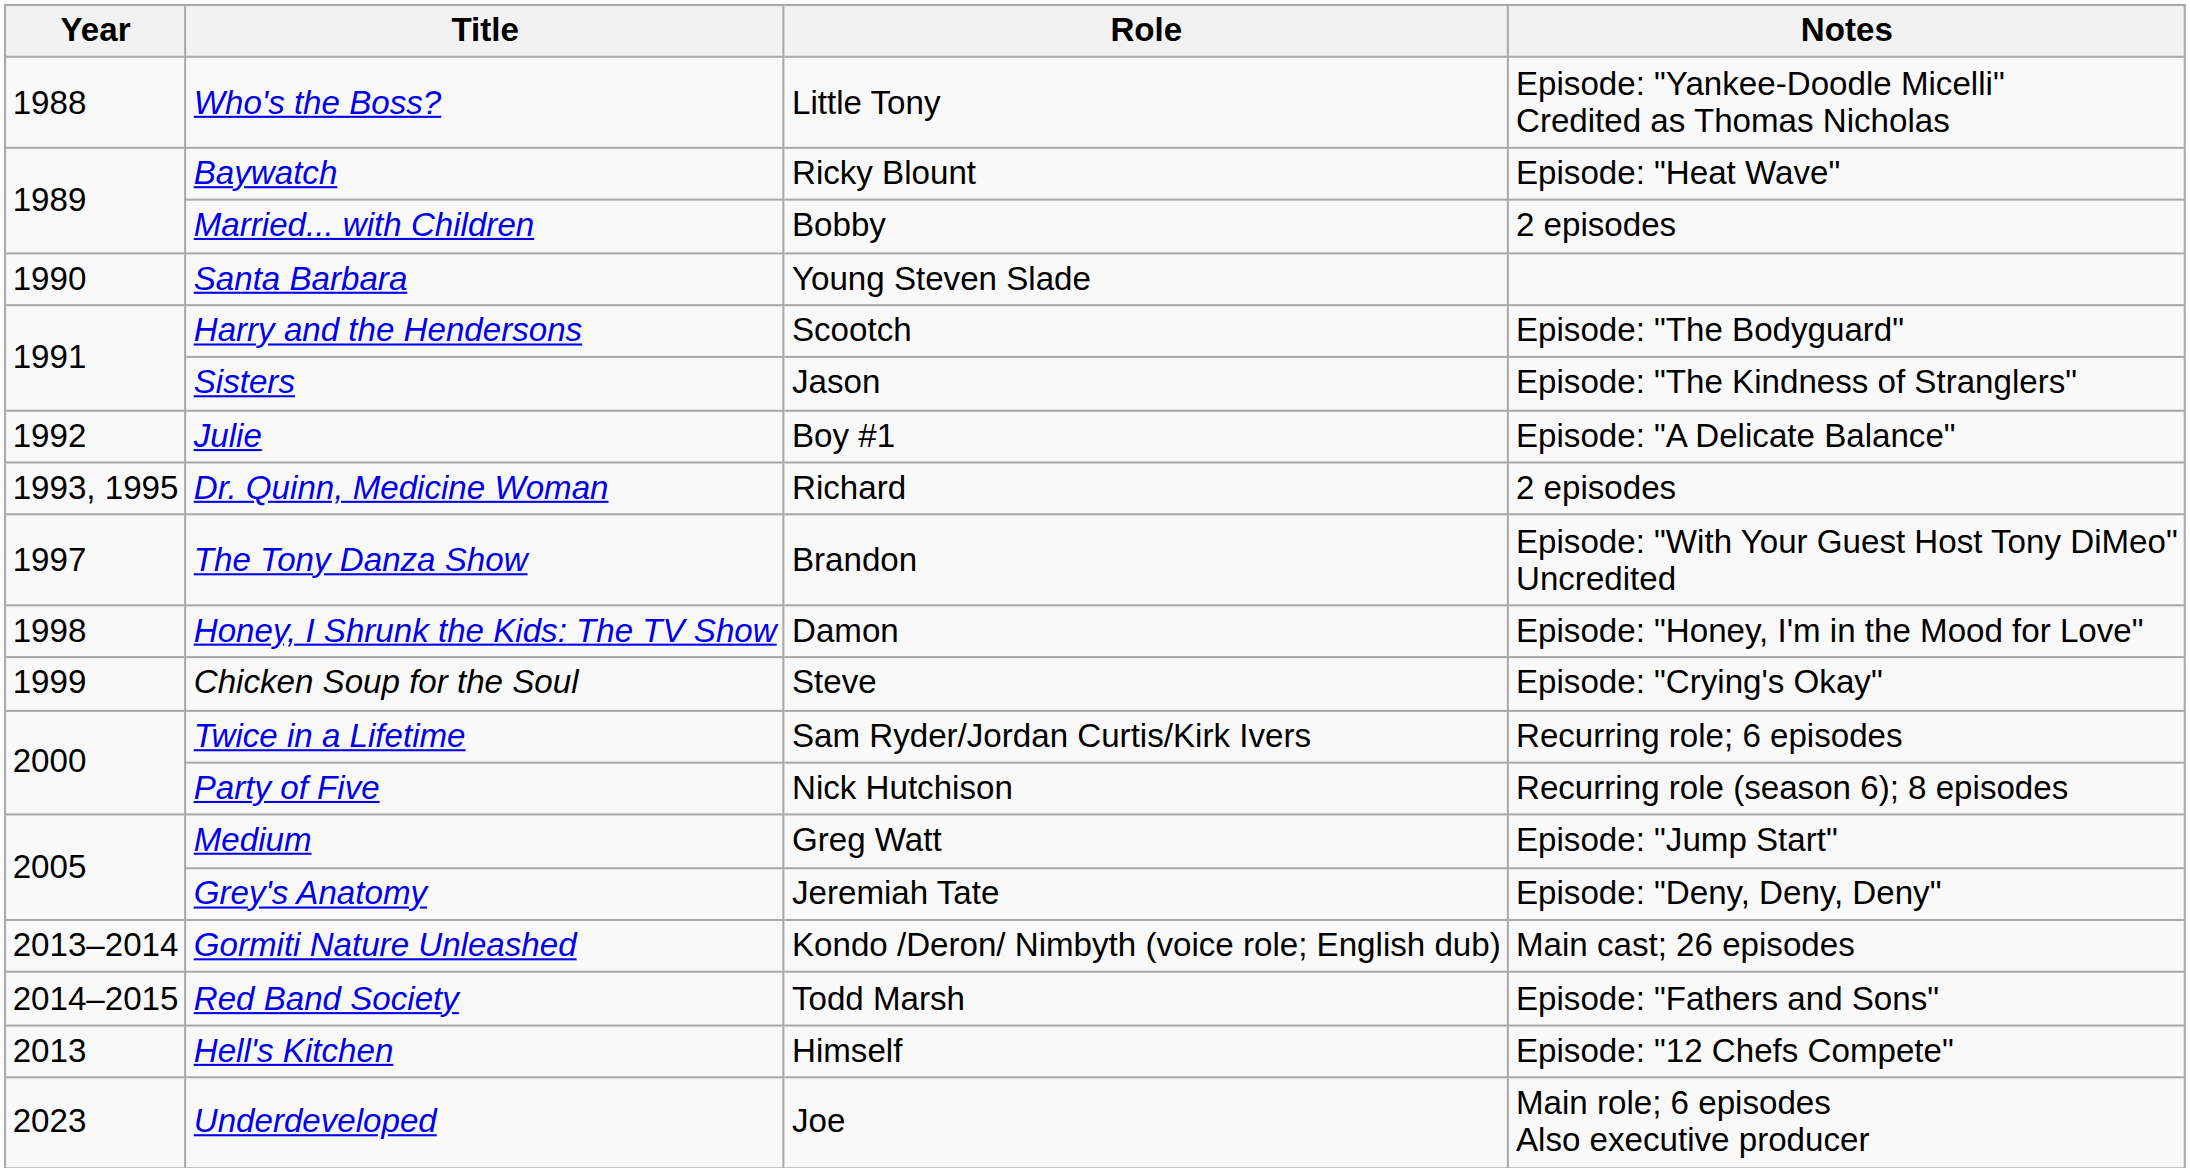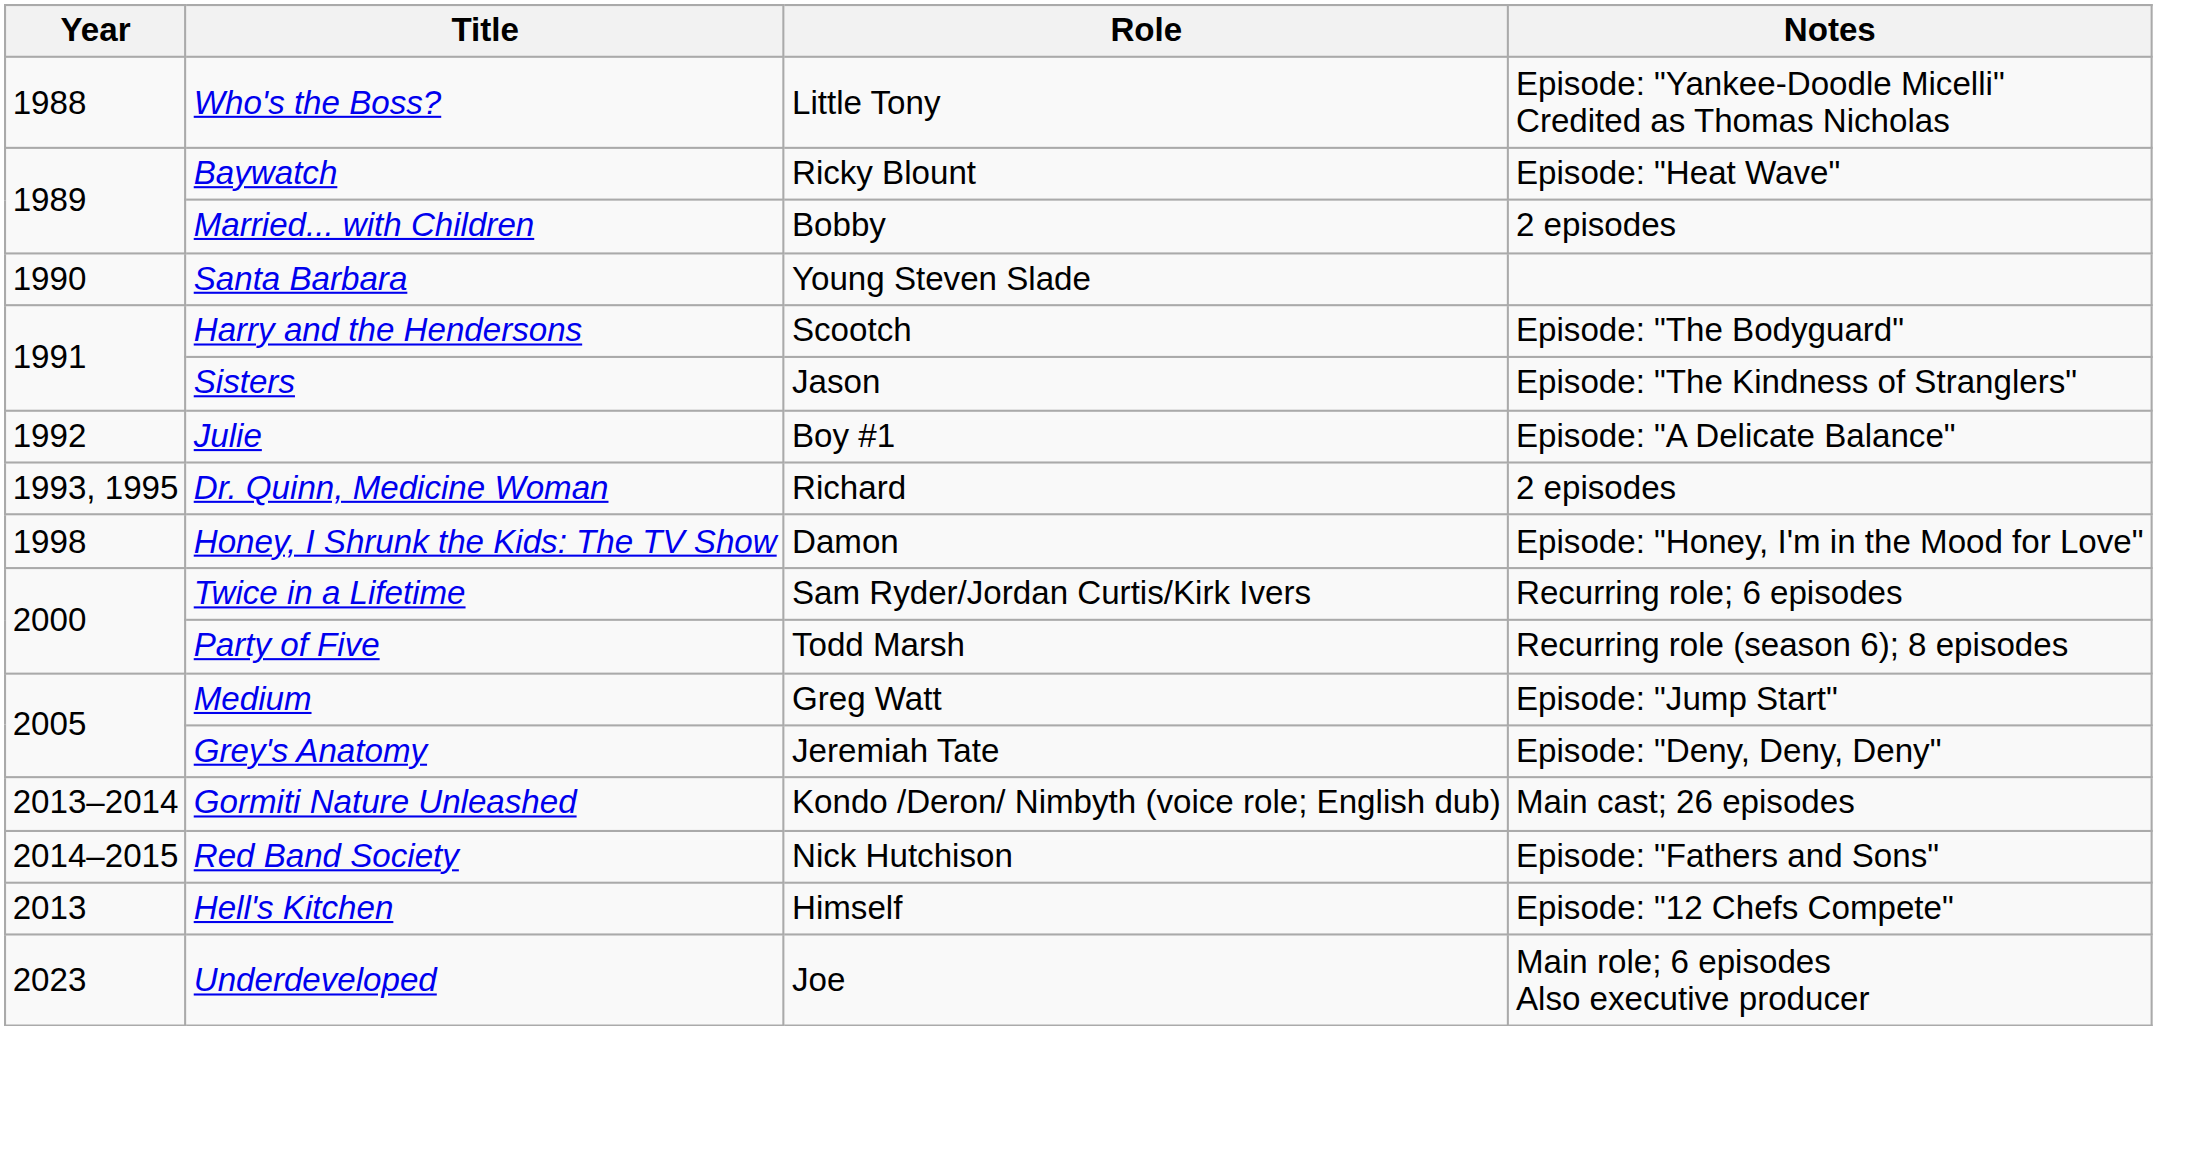- row: (361, 559)
- row: (386, 683)
(902, 788) Nick Hutchison -> (878, 645) Todd Marsh
(878, 998) Todd Marsh -> (902, 855) Nick Hutchison
